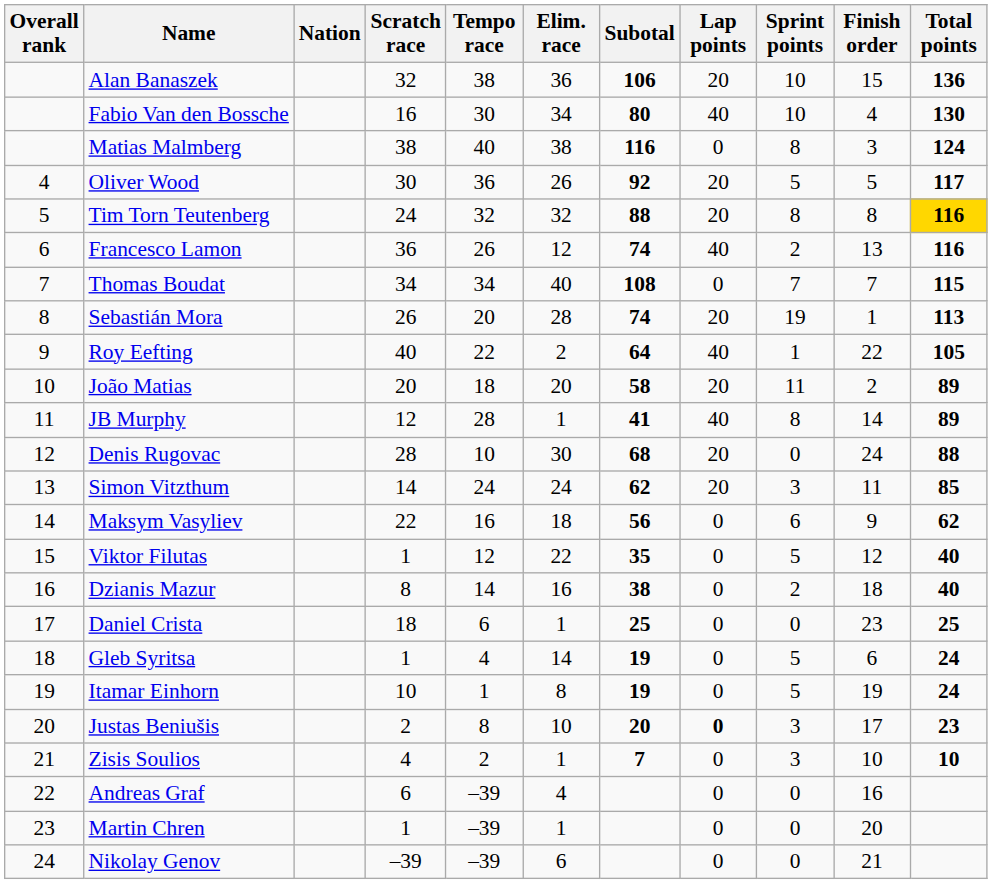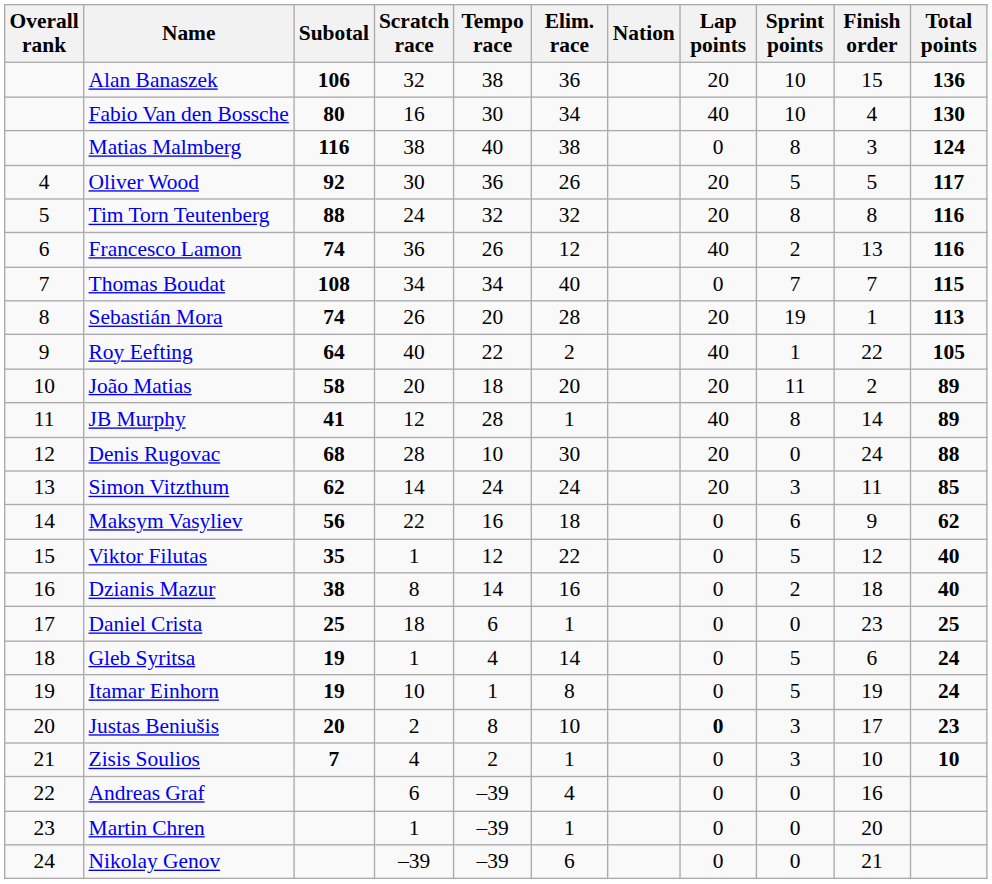columns swapped: (330, 33) <-> (640, 33)
(949, 215) gold background -> (949, 215) no background
